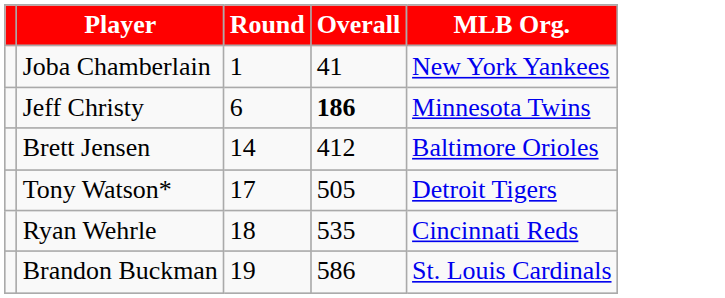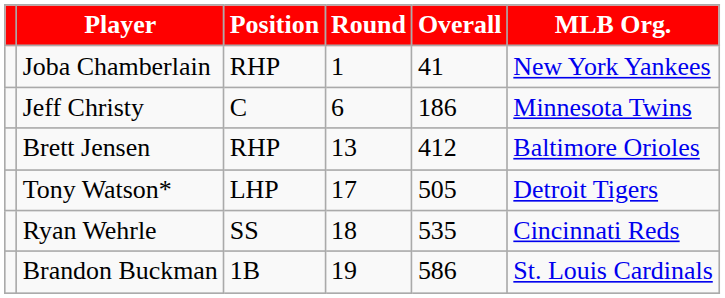+ column: (274, 25)
(336, 107) bold -> (437, 107) normal
(243, 148) 14 -> (344, 148) 13
